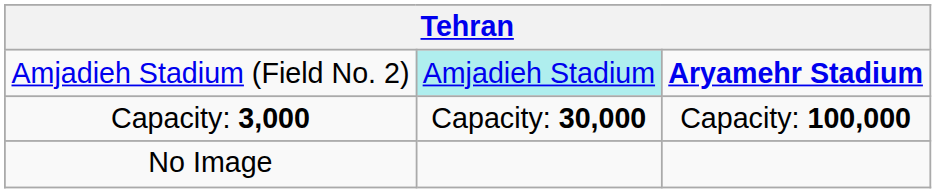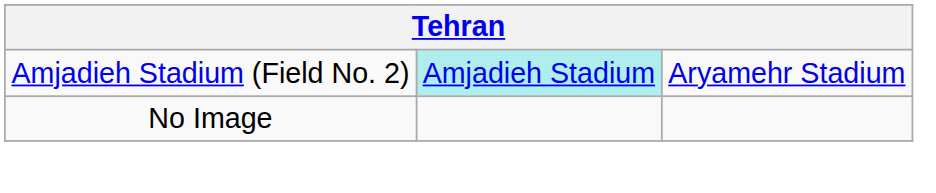(796, 72) bold -> (787, 72) normal
- row: (210, 118)
